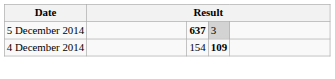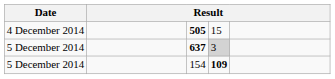+ row: (198, 30)
(46, 47) 4 December 2014 -> (46, 64) 5 December 2014
